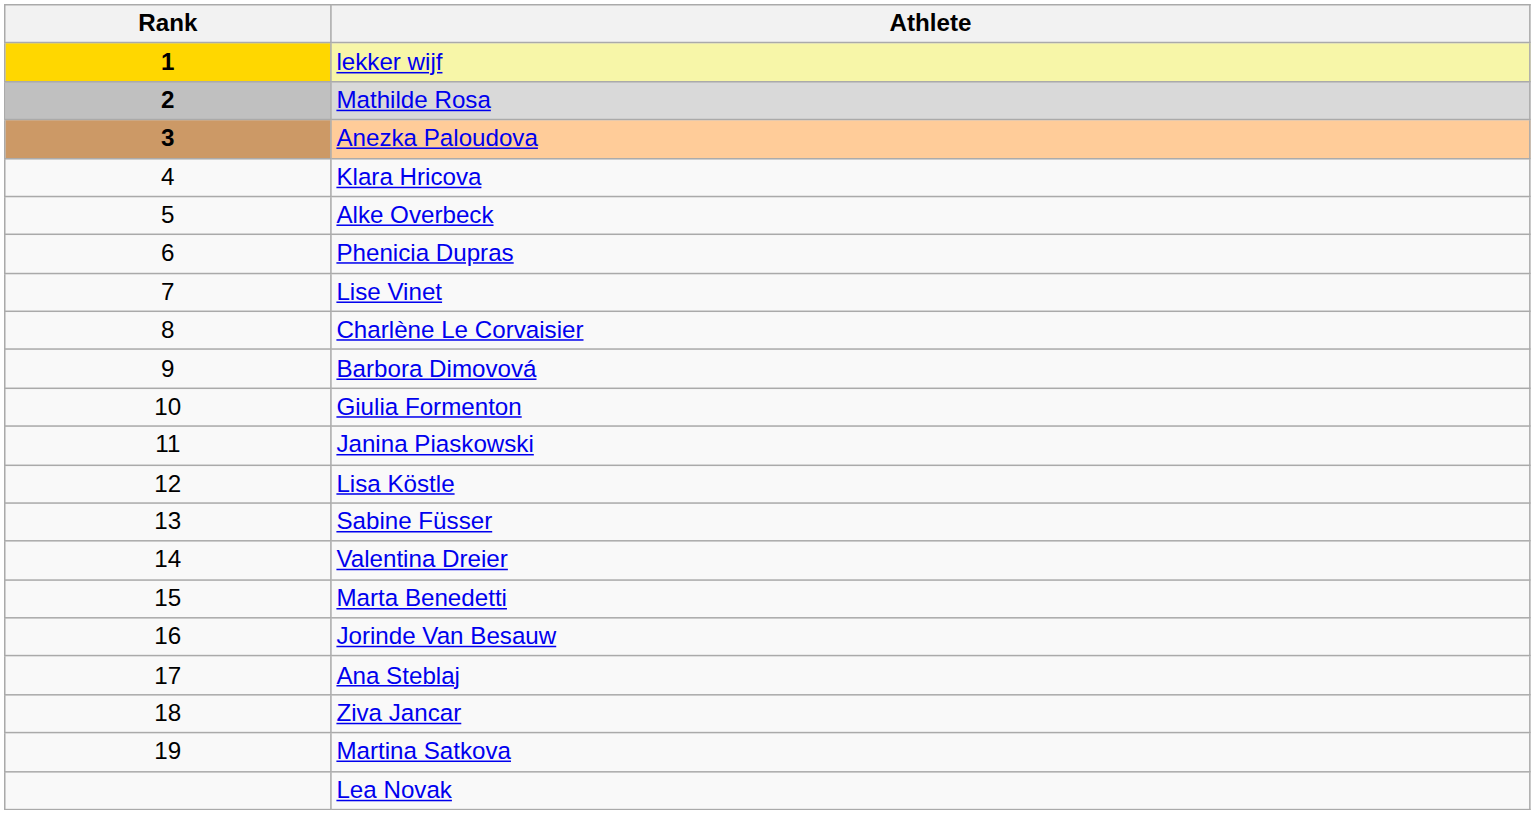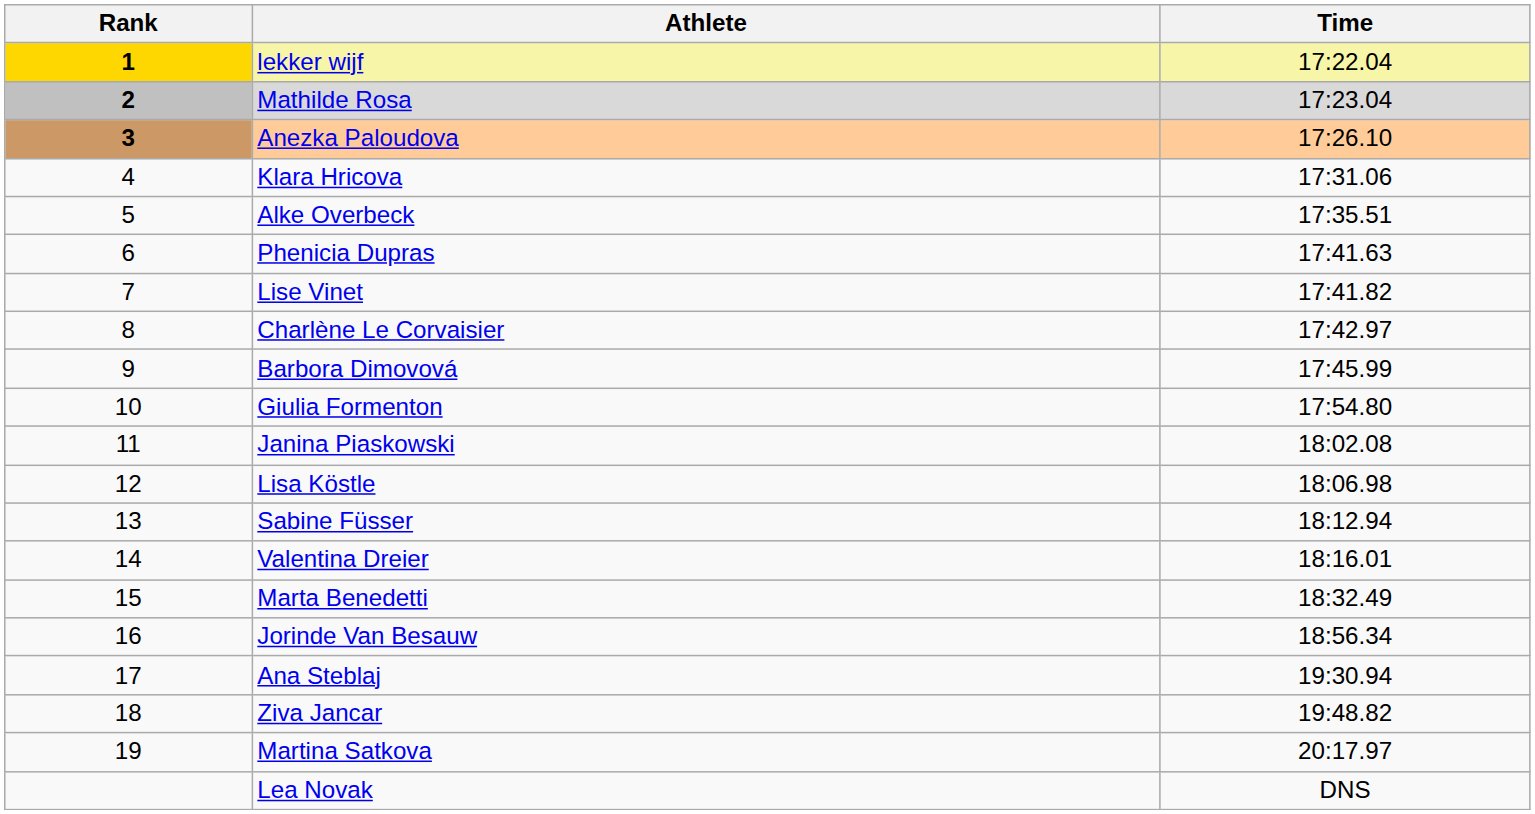+ column: (1345, 23)
